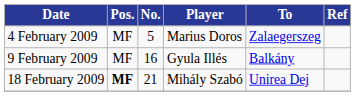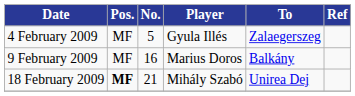(204, 36) Marius Doros -> (197, 36) Gyula Illés
(197, 58) Gyula Illés -> (204, 58) Marius Doros
